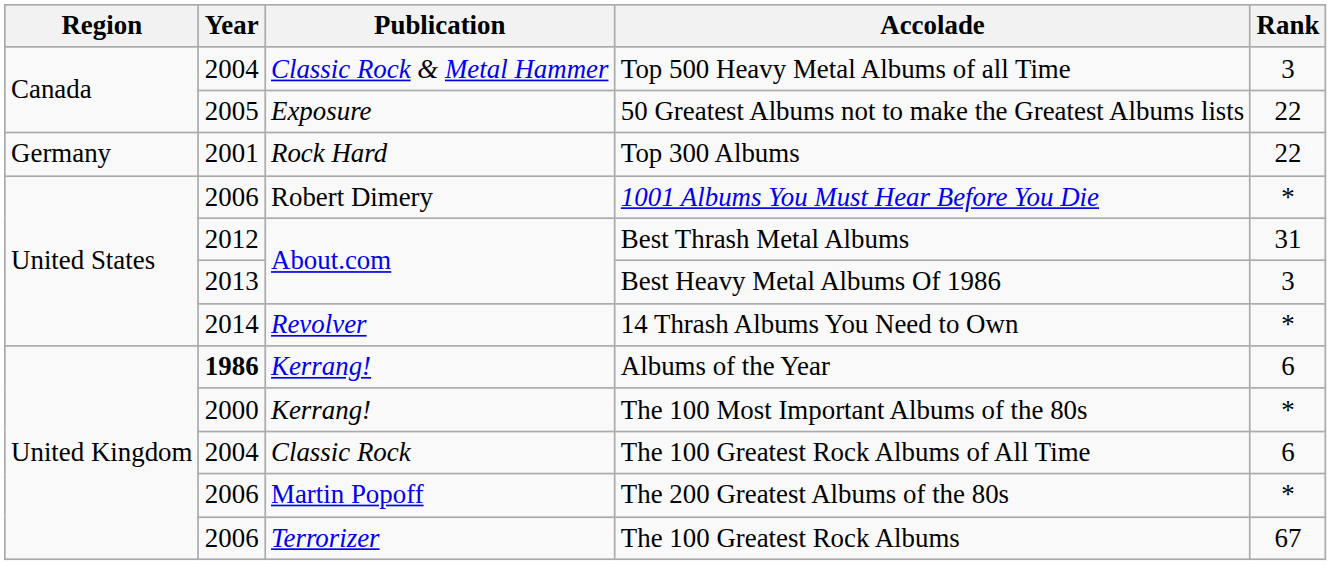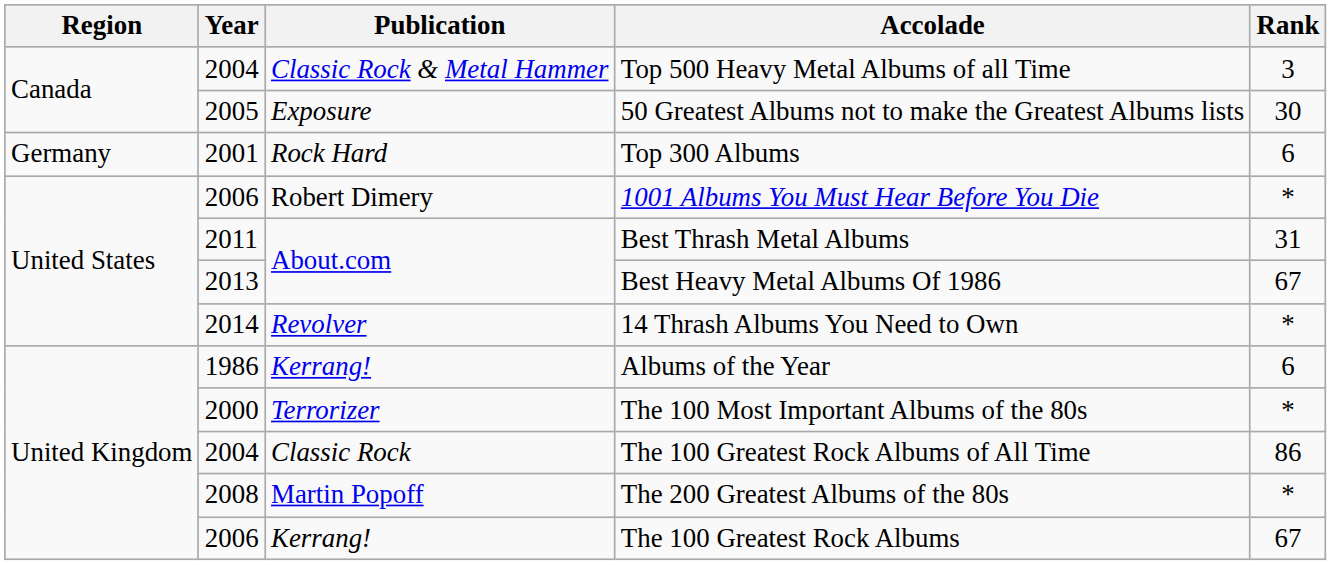(1288, 111) 22 -> (1288, 111) 30
(1288, 153) 22 -> (1288, 153) 6
(232, 238) 2012 -> (231, 238) 2011
(1288, 281) 3 -> (1288, 281) 67
(232, 366) bold -> (232, 366) normal
(321, 409) Kerrang! -> (325, 409) Terrorizer
(1288, 452) 6 -> (1288, 452) 86
(232, 494) 2006 -> (232, 494) 2008
(325, 537) Terrorizer -> (321, 537) Kerrang!
